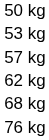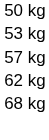- row: (25, 127)
